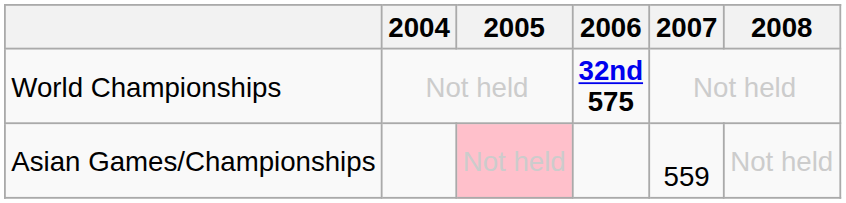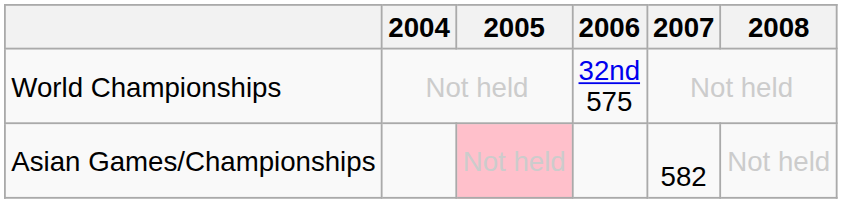(611, 86) bold -> (609, 86) normal
(687, 176) 559 -> (684, 176) 582
